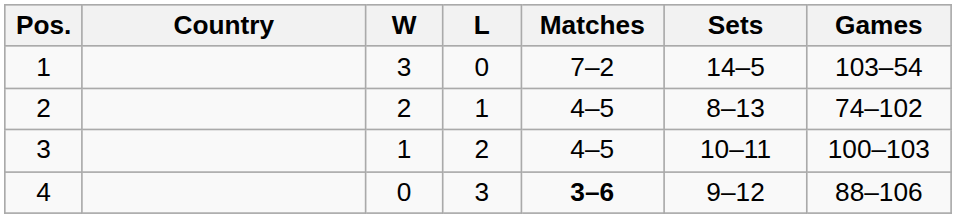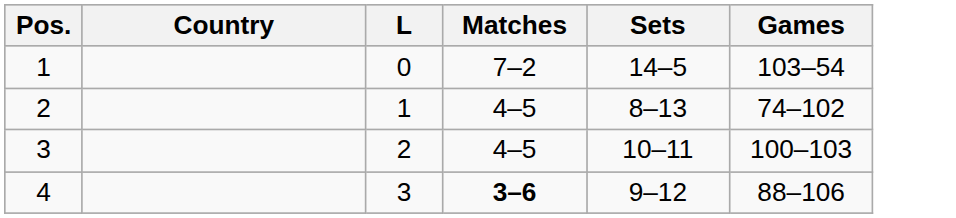- column: (404, 25)
